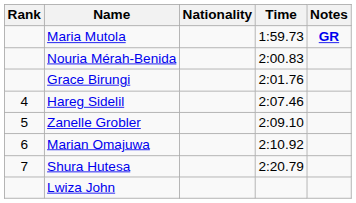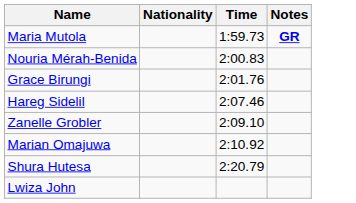- column: (24, 15)
